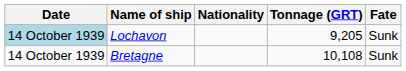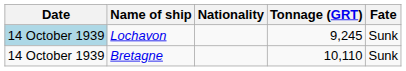(346, 35) 9,205 -> (346, 35) 9,245
(343, 55) 10,108 -> (343, 55) 10,110
